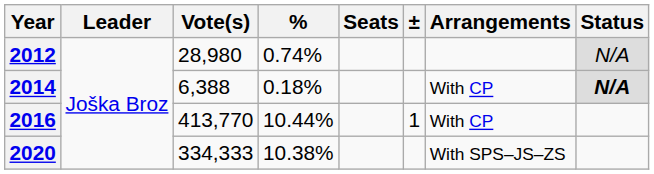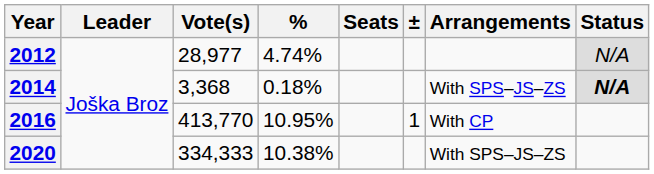(210, 54) 28,980 -> (210, 54) 28,977
(293, 54) 0.74% -> (293, 54) 4.74%
(204, 87) 6,388 -> (204, 87) 3,368
(462, 89) With CP -> (498, 89) With SPS–JS–ZS
(298, 120) 10.44% -> (298, 120) 10.95%
